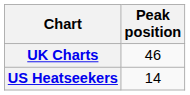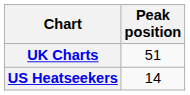(153, 55) 46 -> (153, 55) 51
